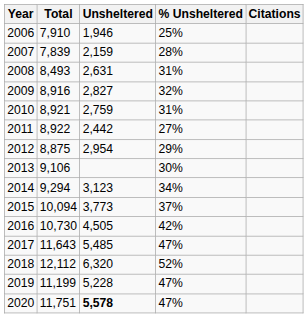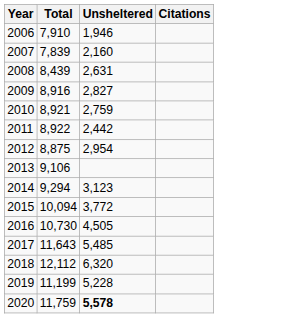- column: (201, 14)
(98, 52) 2,159 -> (98, 52) 2,160
(55, 71) 8,493 -> (55, 71) 8,439
(98, 206) 3,773 -> (98, 206) 3,772
(58, 303) 11,751 -> (58, 303) 11,759
